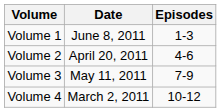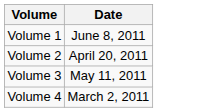- column: (184, 14)
